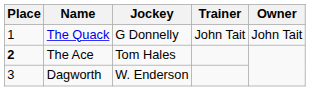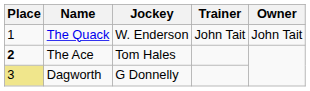(147, 34) G Donnelly -> (152, 34) W. Enderson
(11, 75) no background -> (11, 75) khaki background
(152, 75) W. Enderson -> (147, 75) G Donnelly
